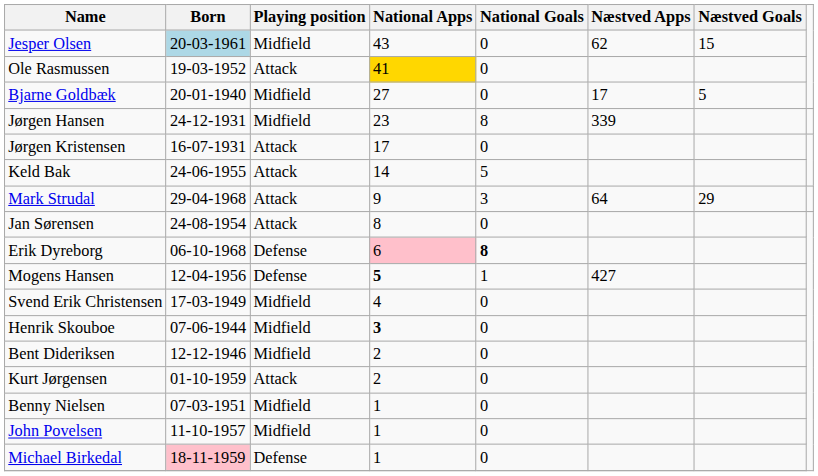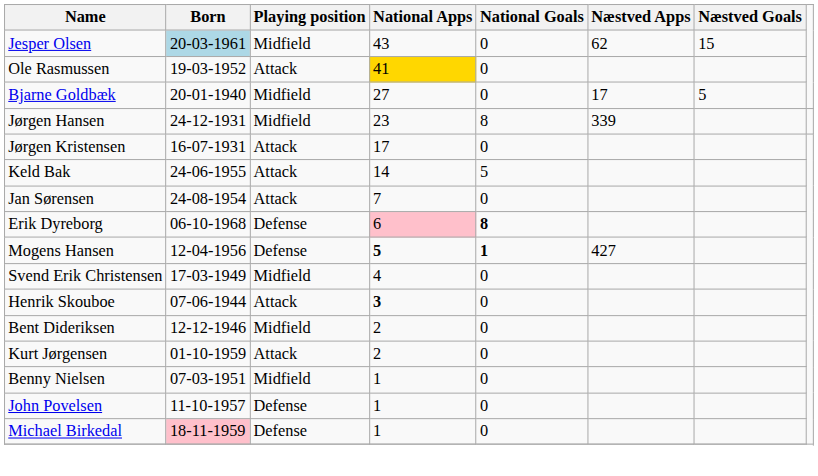- row: (52, 198)
(377, 224) 8 -> (377, 198) 7
(484, 276) normal -> (484, 250) bold
(282, 328) Midfield -> (275, 302) Attack
(282, 431) Midfield -> (280, 405) Defense
